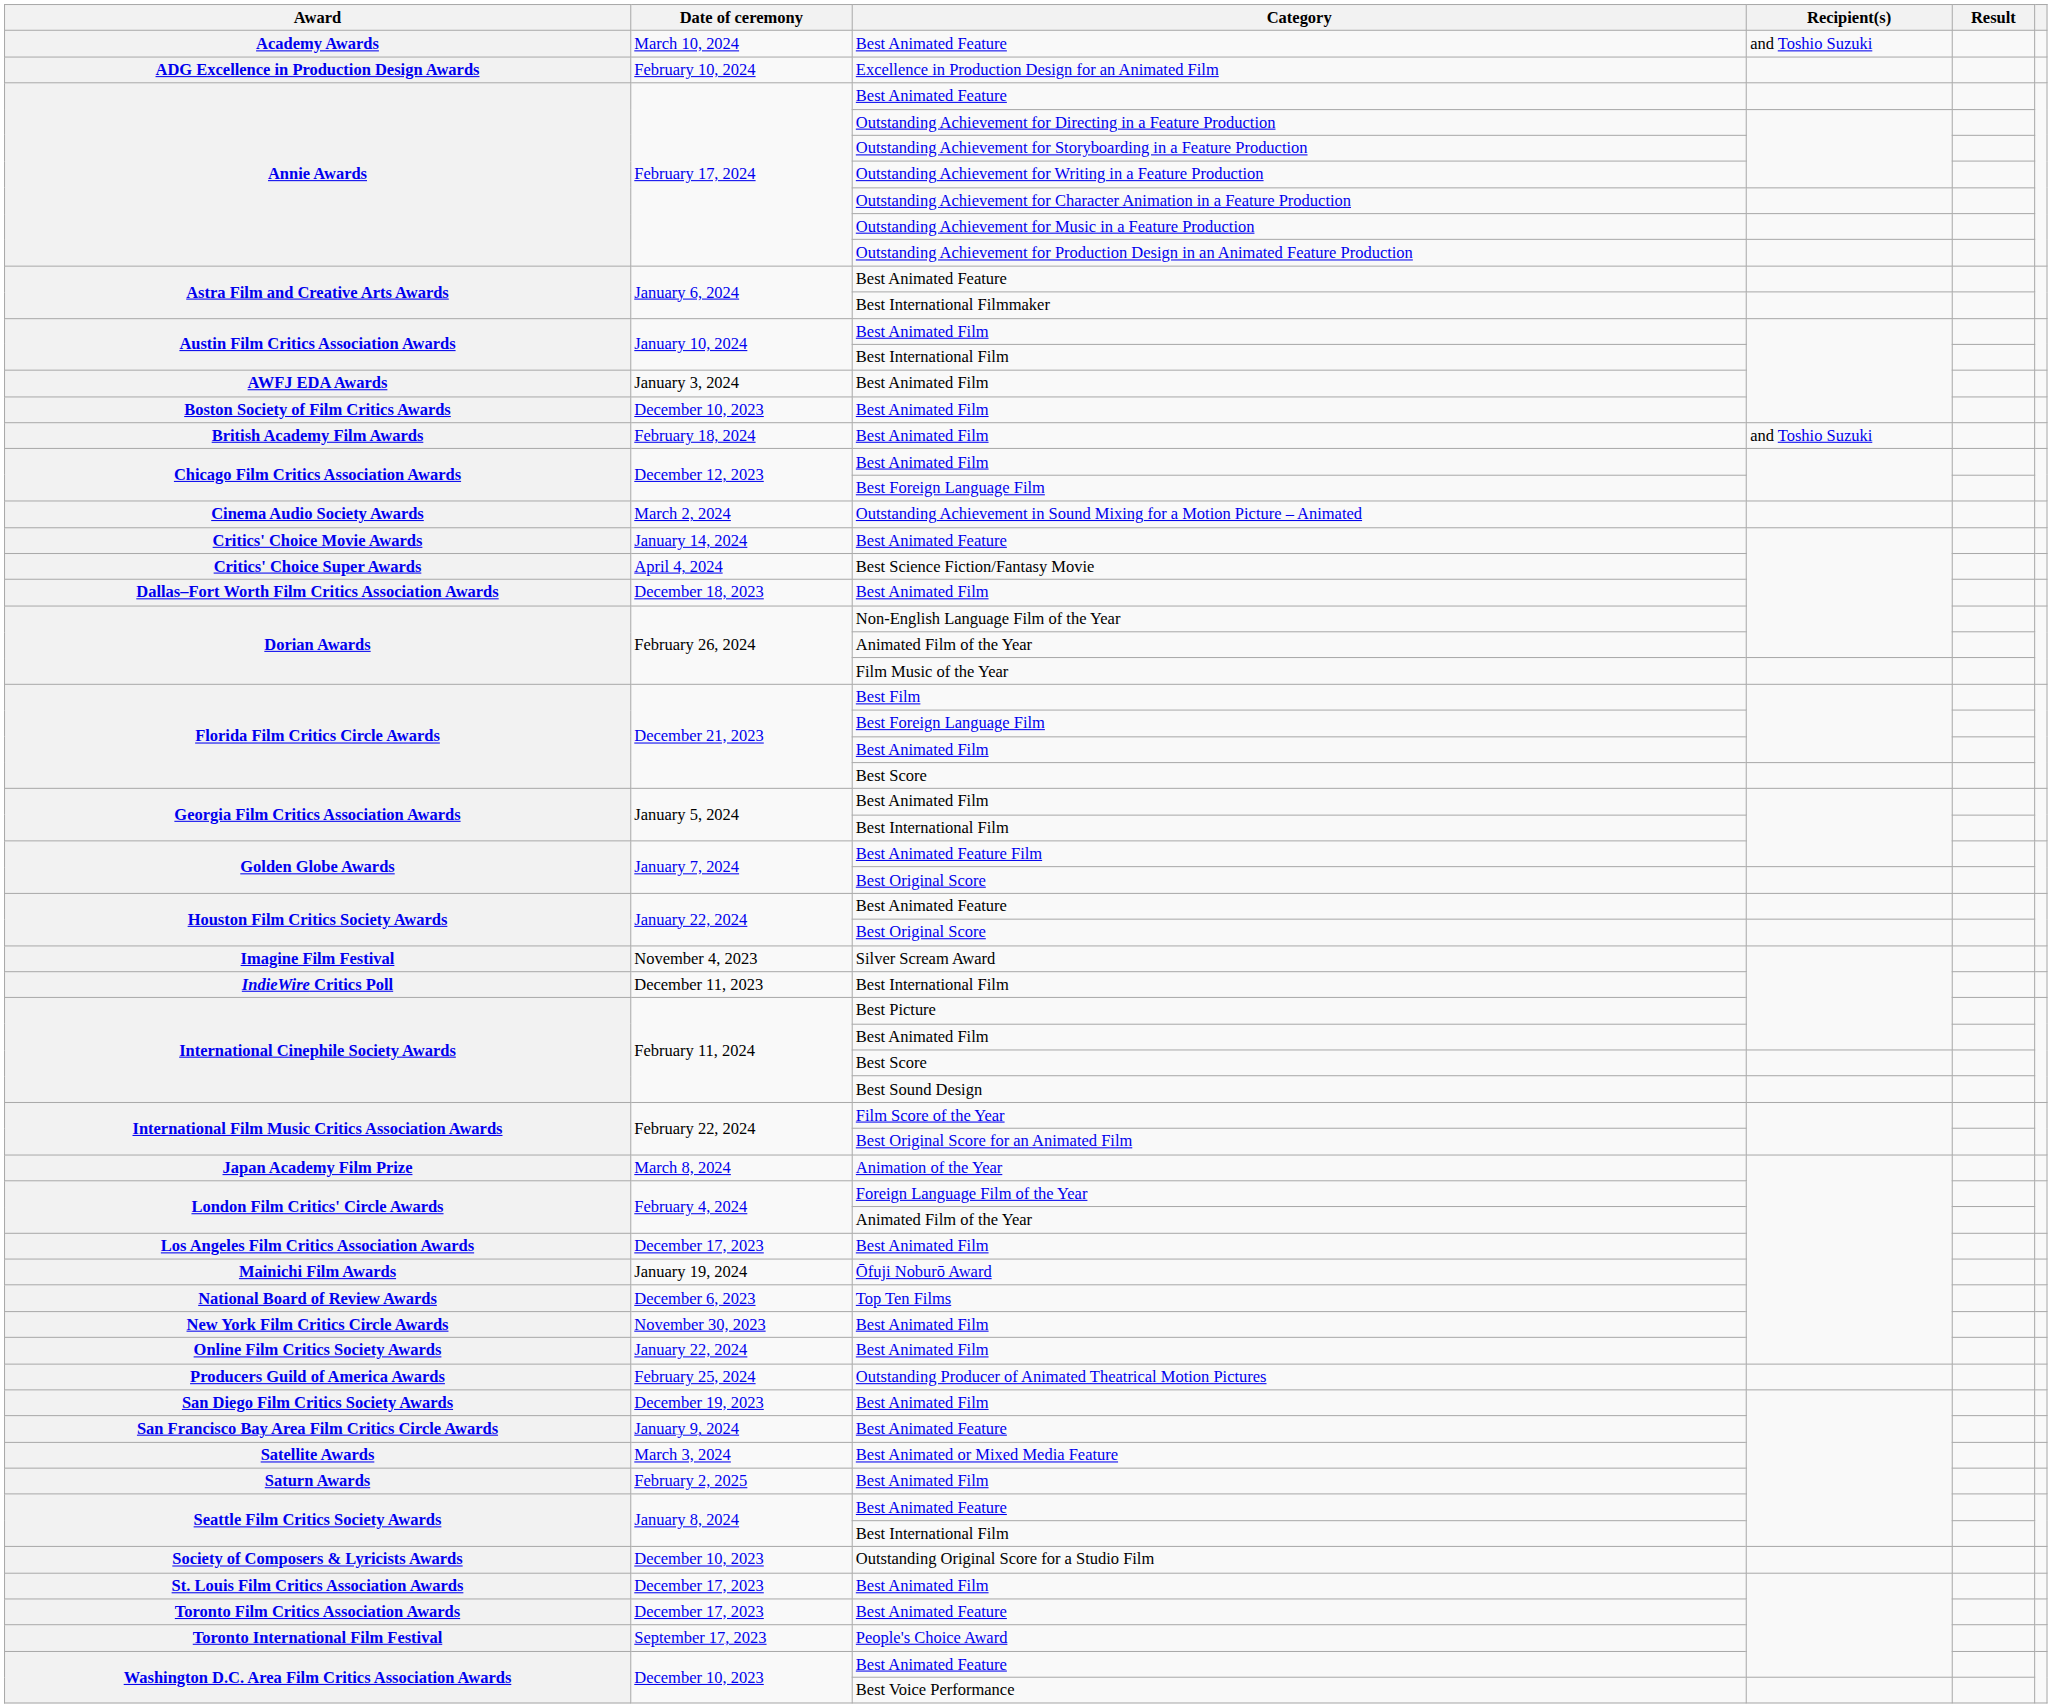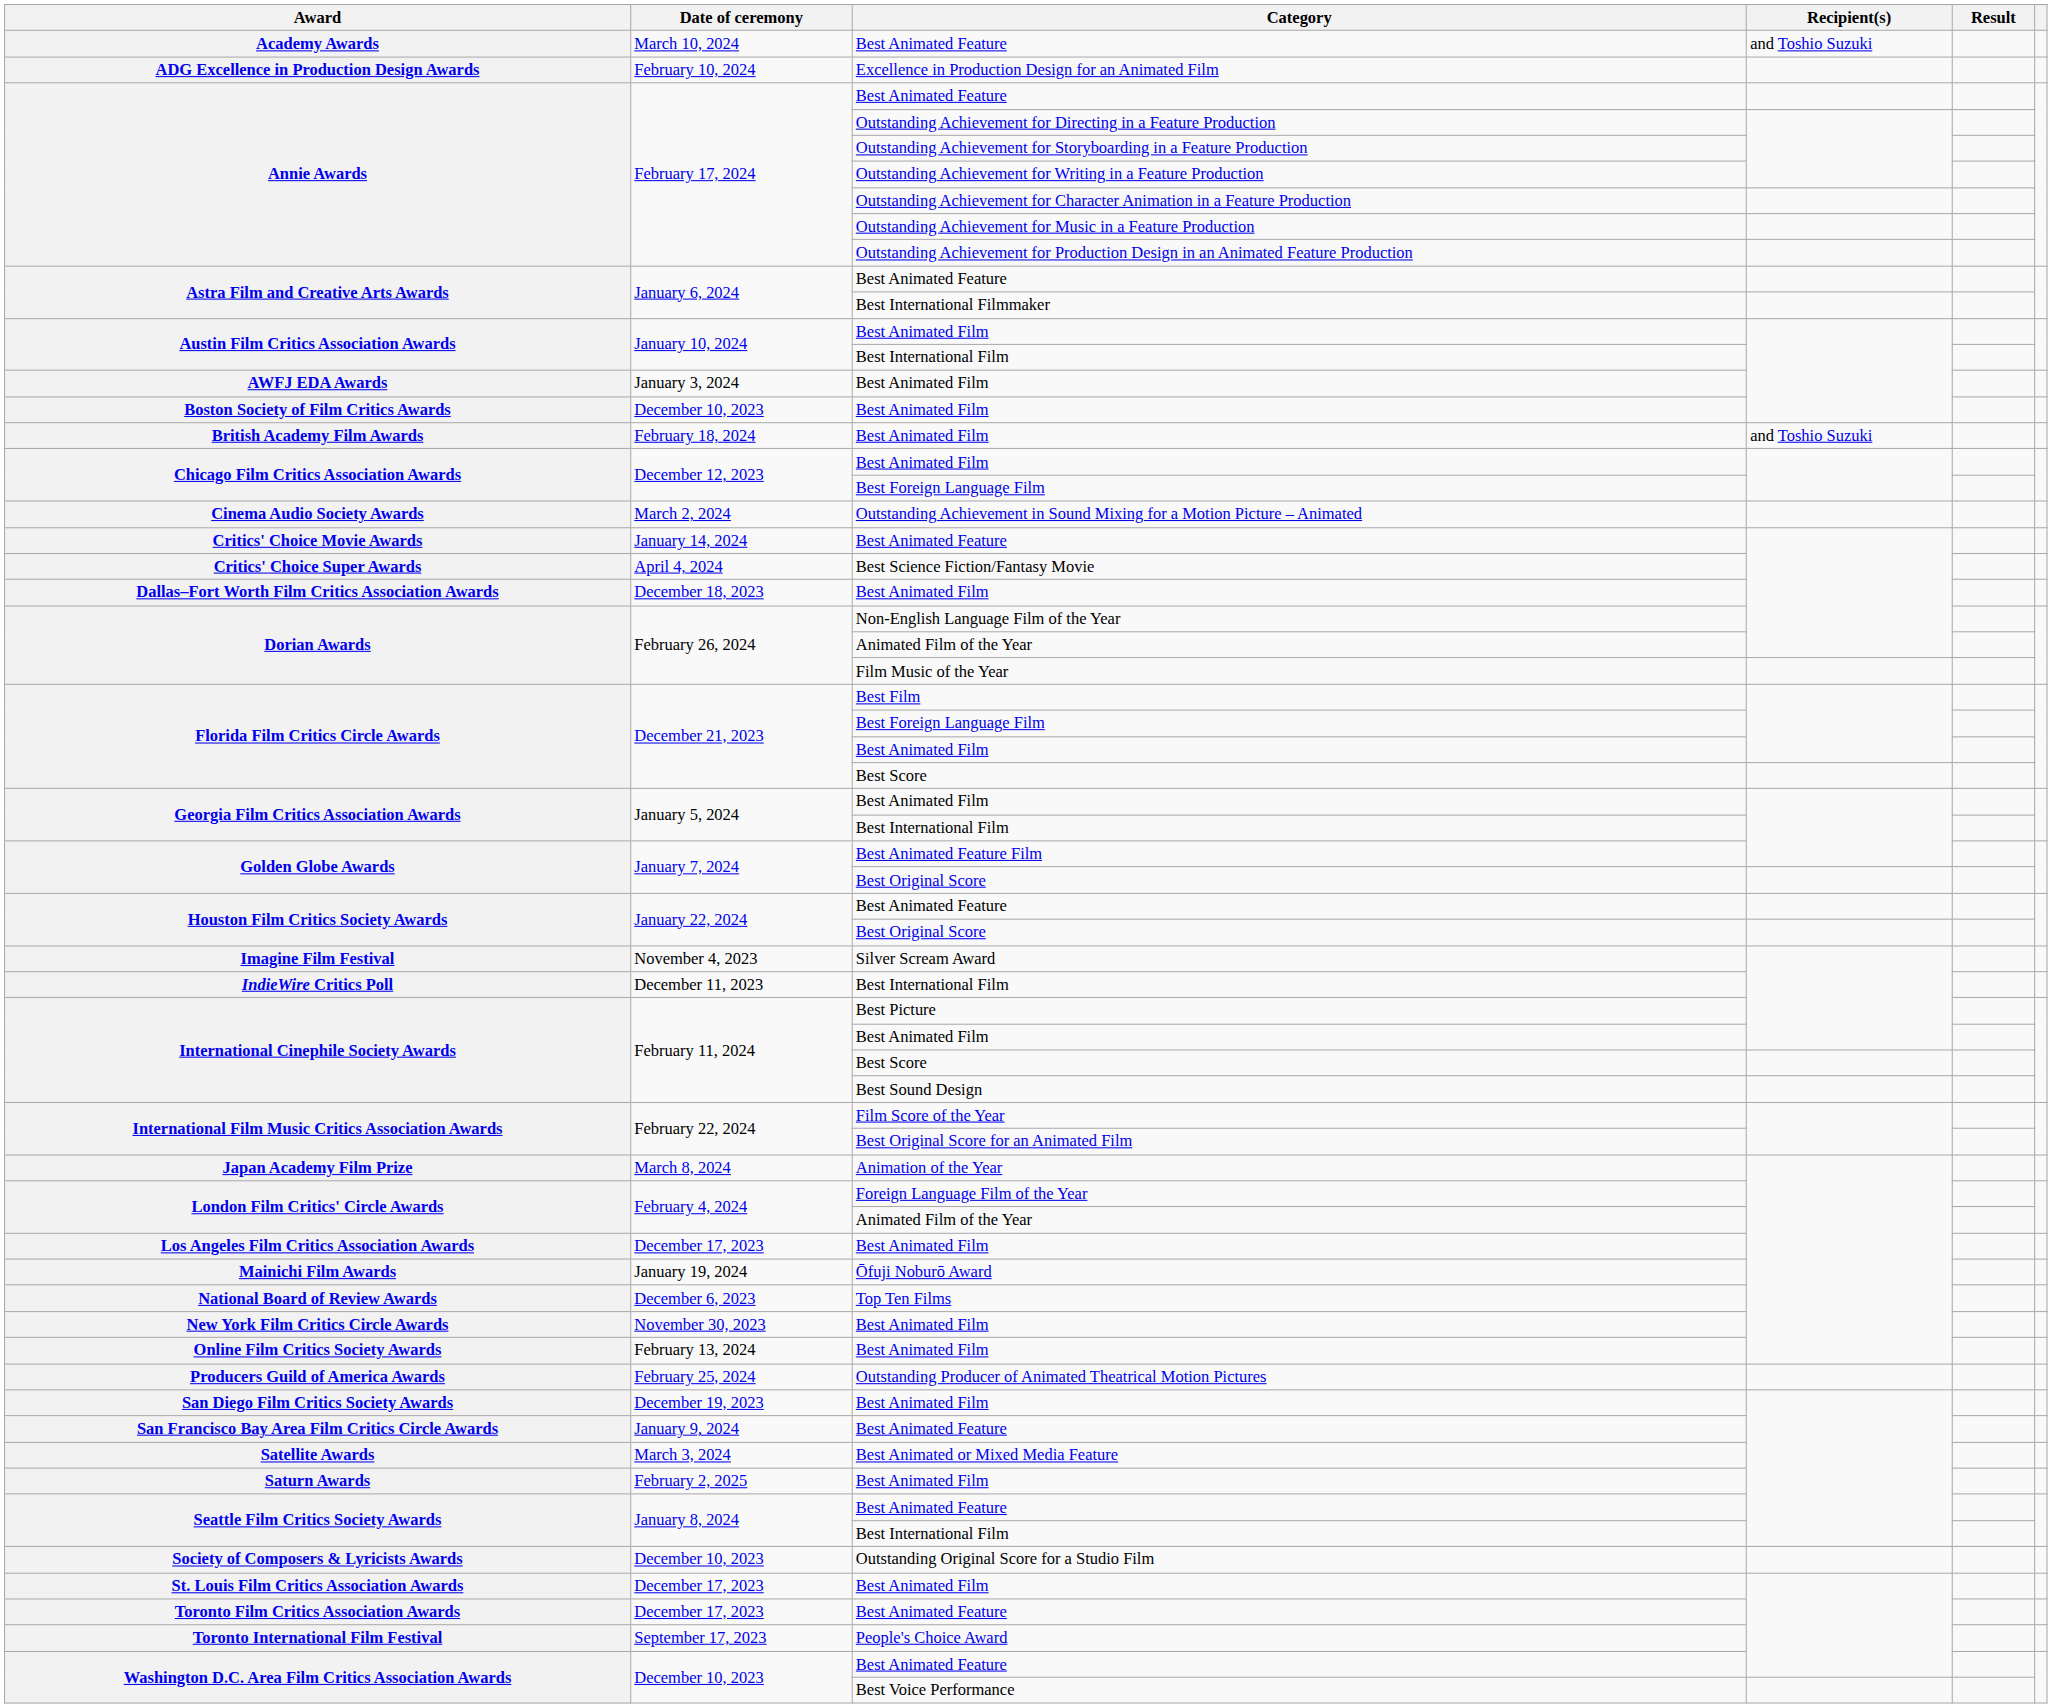(691, 1350) January 22, 2024 -> (695, 1350) February 13, 2024
